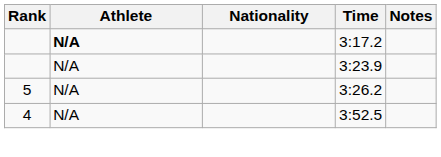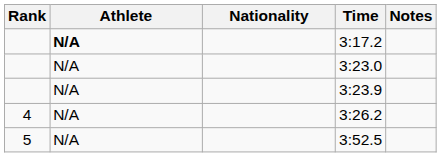+ row: (361, 66)
(27, 90) 5 -> (27, 115) 4
(27, 115) 4 -> (27, 139) 5
